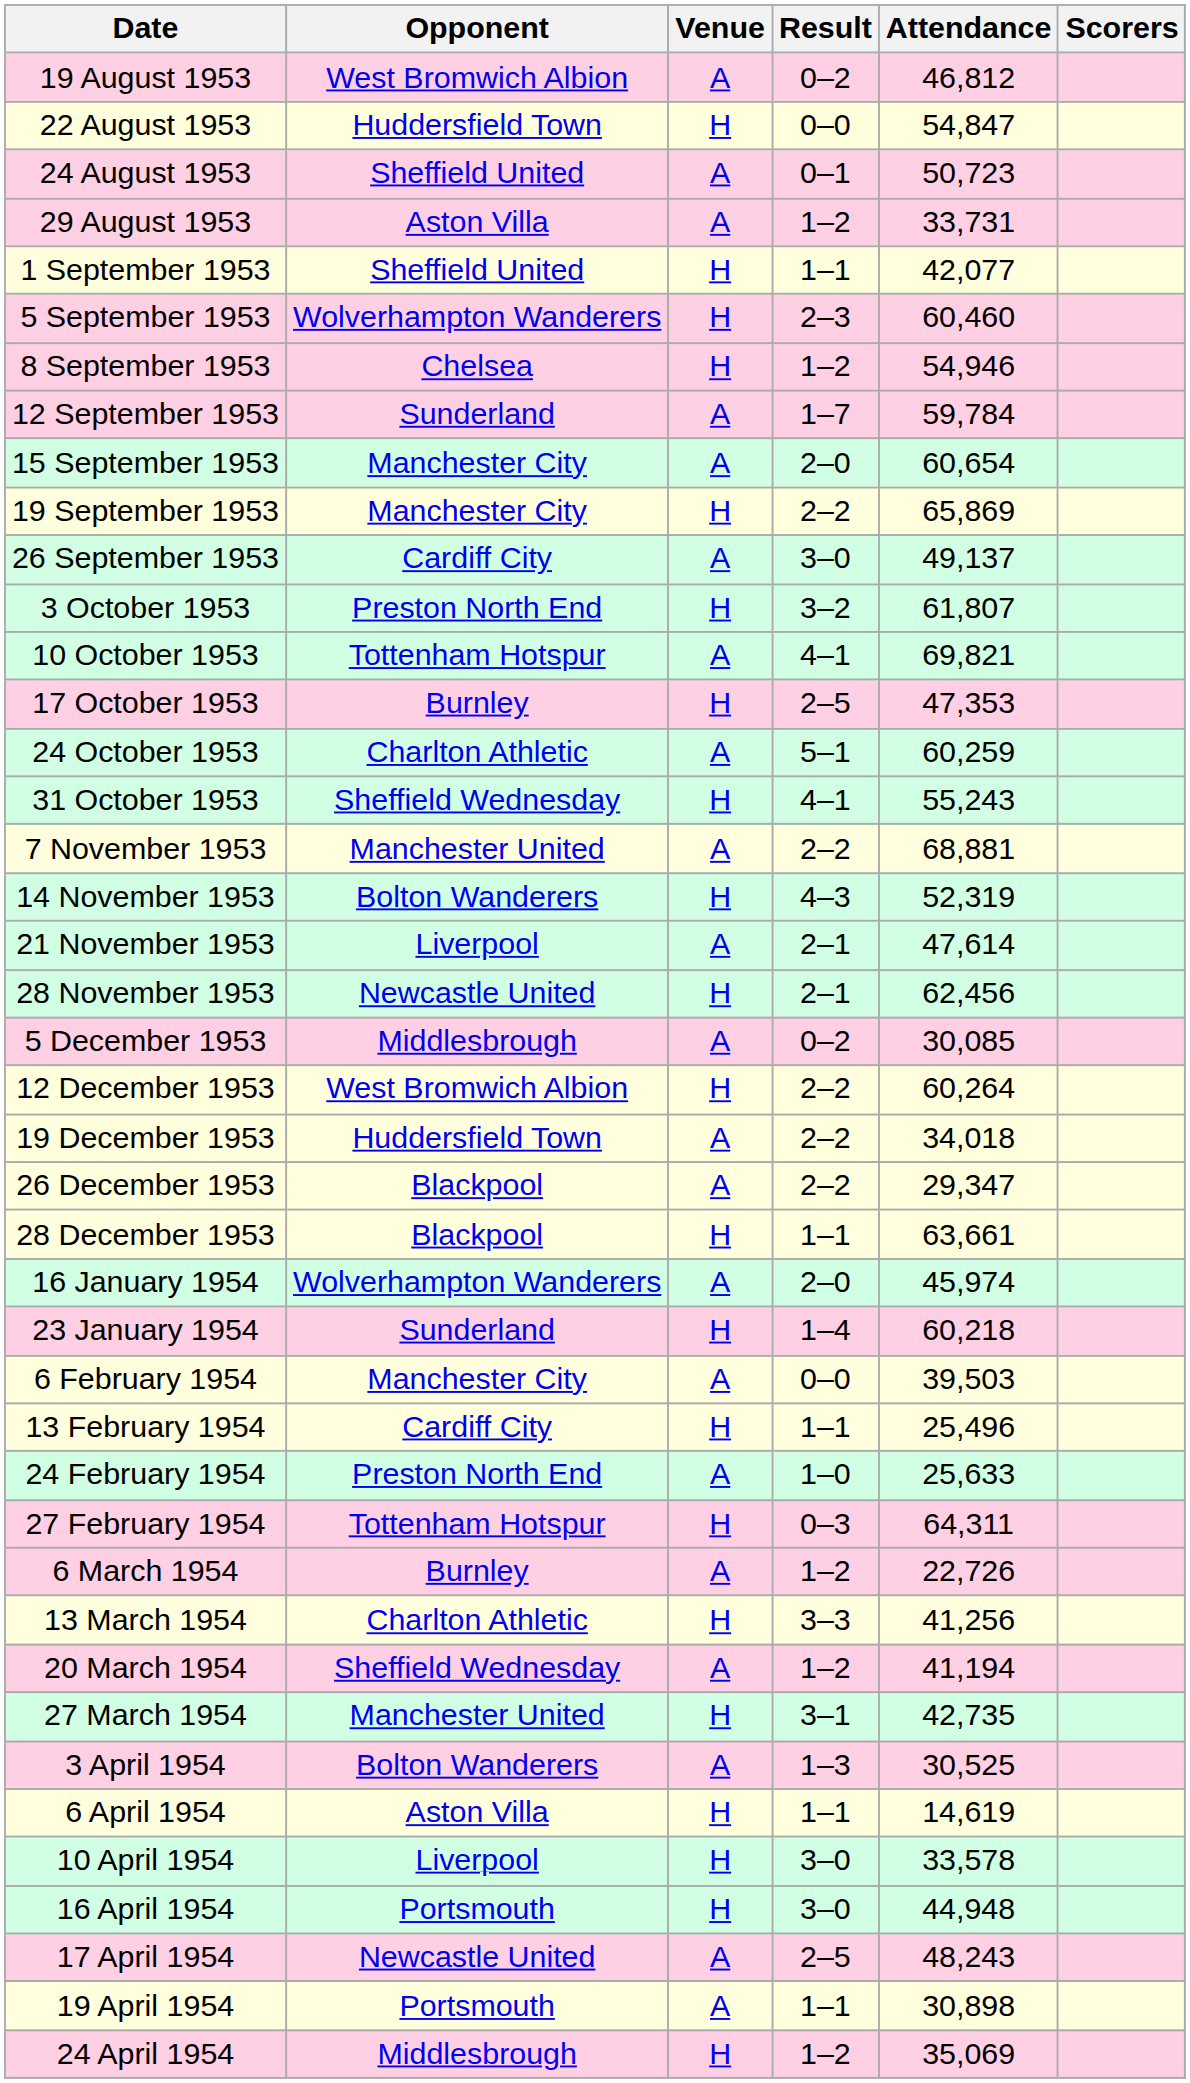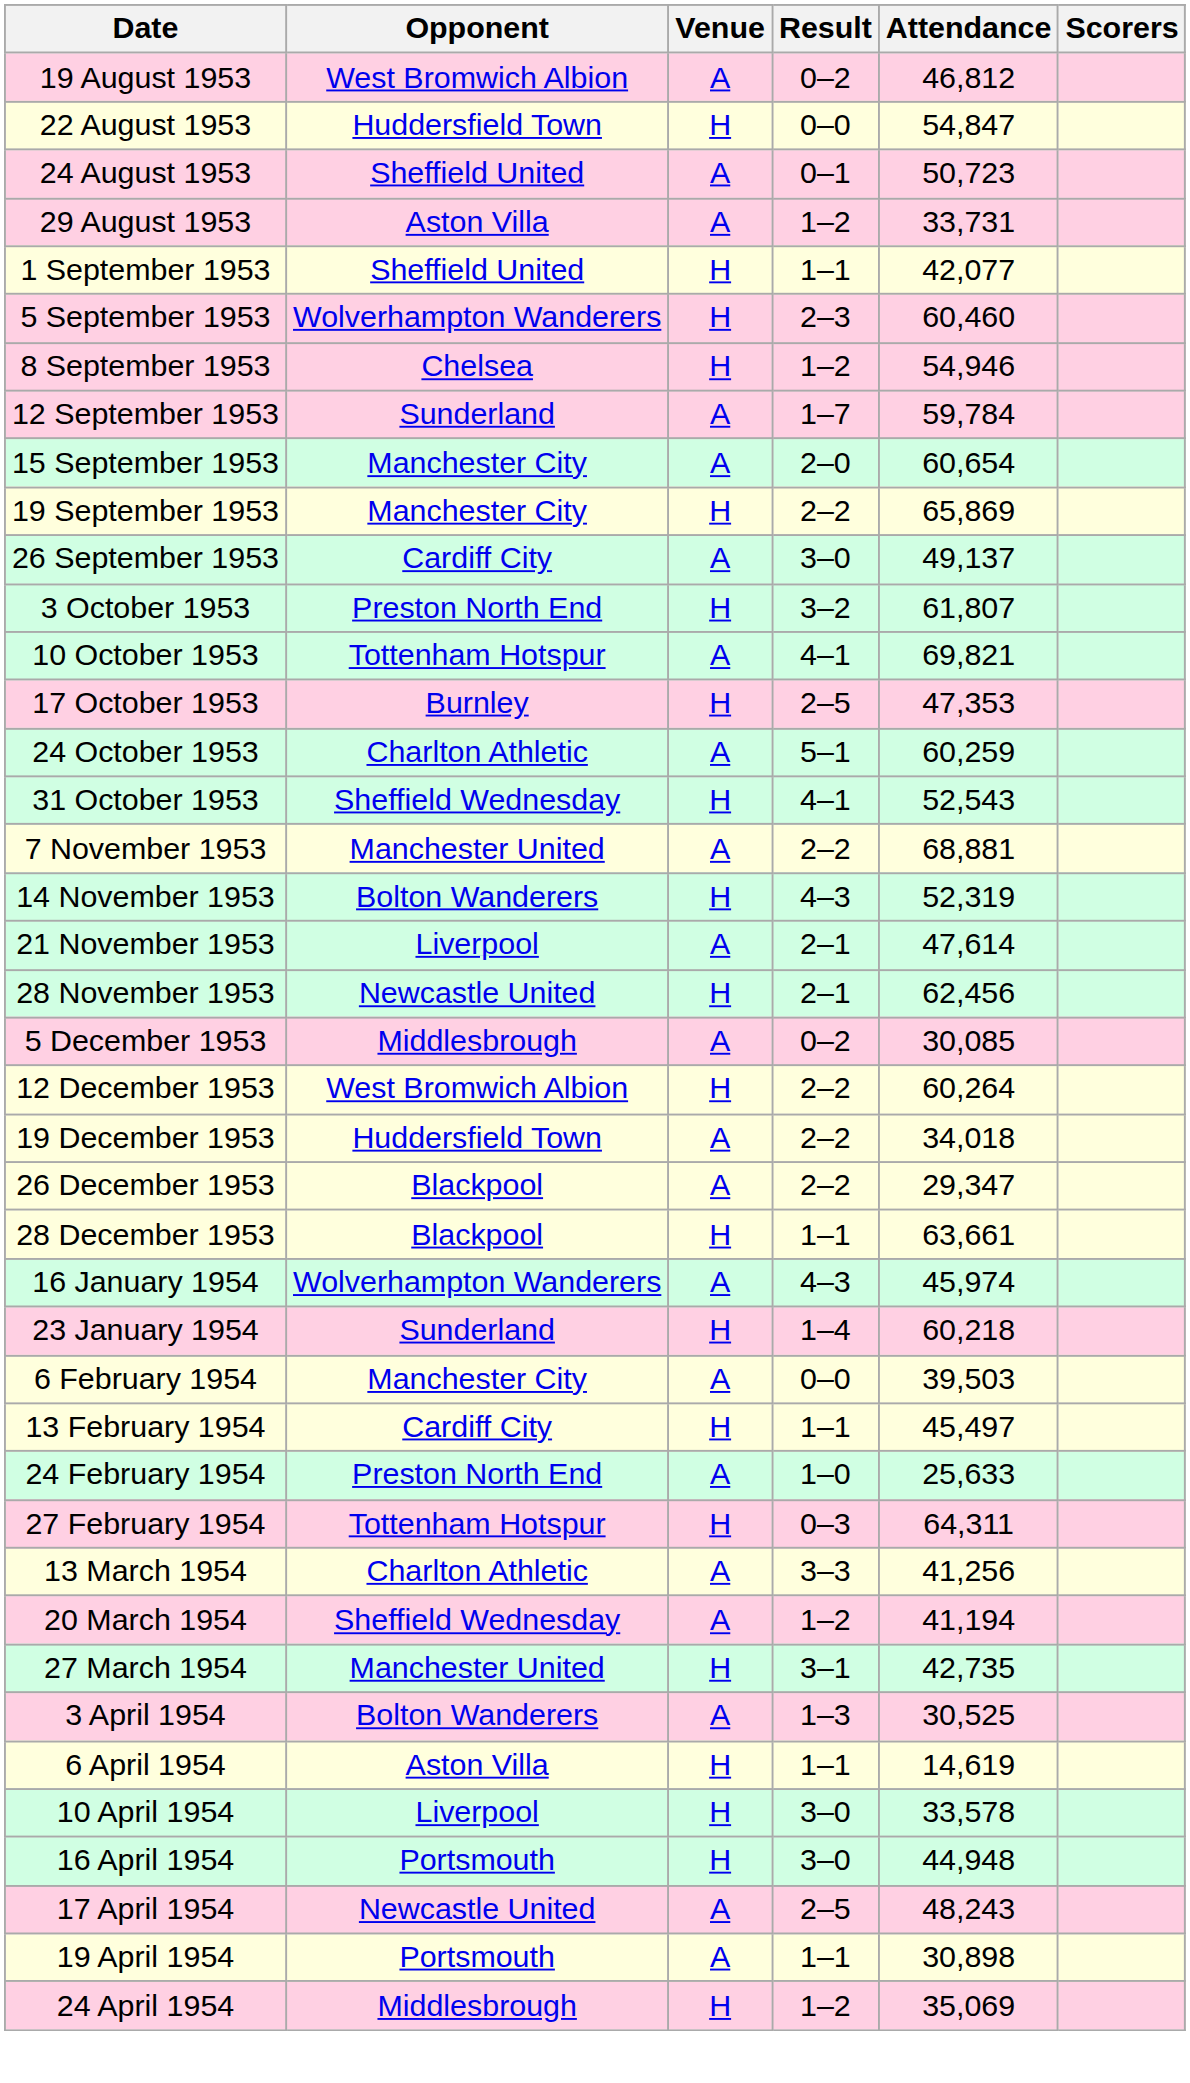(969, 800) 55,243 -> (969, 800) 52,543
(825, 1282) 2–0 -> (825, 1282) 4–3
(969, 1426) 25,496 -> (969, 1426) 45,497
- row: (145, 1571)
(720, 1619) H -> (720, 1571) A
